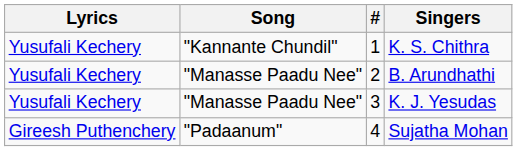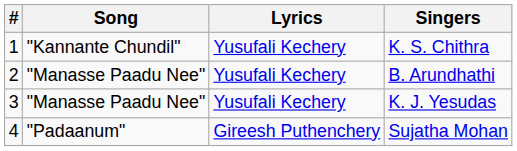columns swapped: (375, 18) <-> (92, 18)
